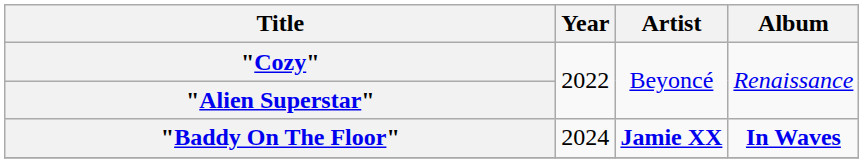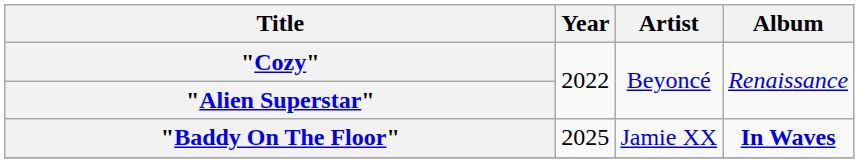(585, 137) 2024 -> (585, 137) 2025
(671, 137) bold -> (669, 137) normal
